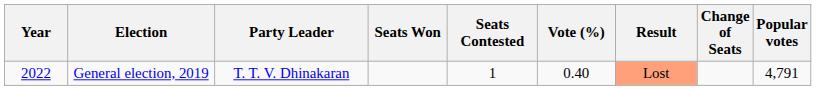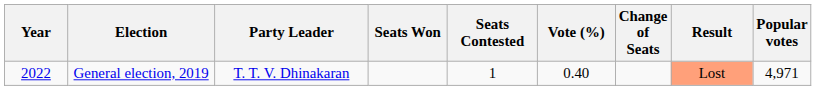columns swapped: (725, 33) <-> (656, 33)
(782, 73) 4,791 -> (782, 73) 4,971
